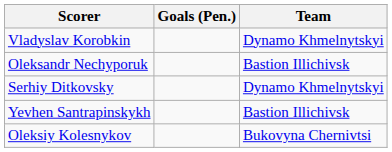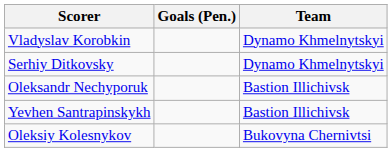rows swapped: (78, 64) <-> (61, 87)
